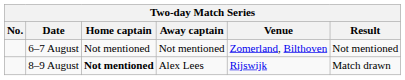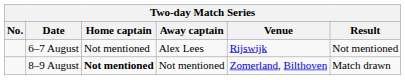(192, 48) Not mentioned -> (181, 48) Alex Lees
(278, 48) Zomerland, Bilthoven -> (248, 48) Rijswijk
(181, 65) Alex Lees -> (192, 65) Not mentioned
(248, 65) Rijswijk -> (278, 65) Zomerland, Bilthoven
